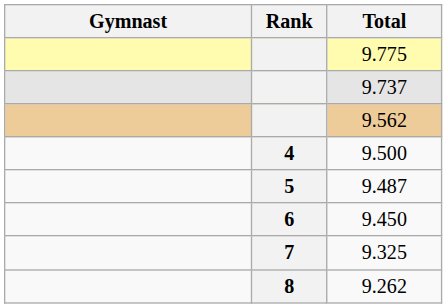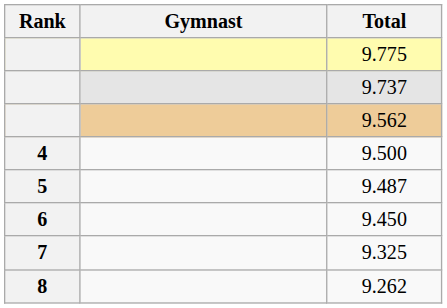columns swapped: (289, 21) <-> (128, 21)
